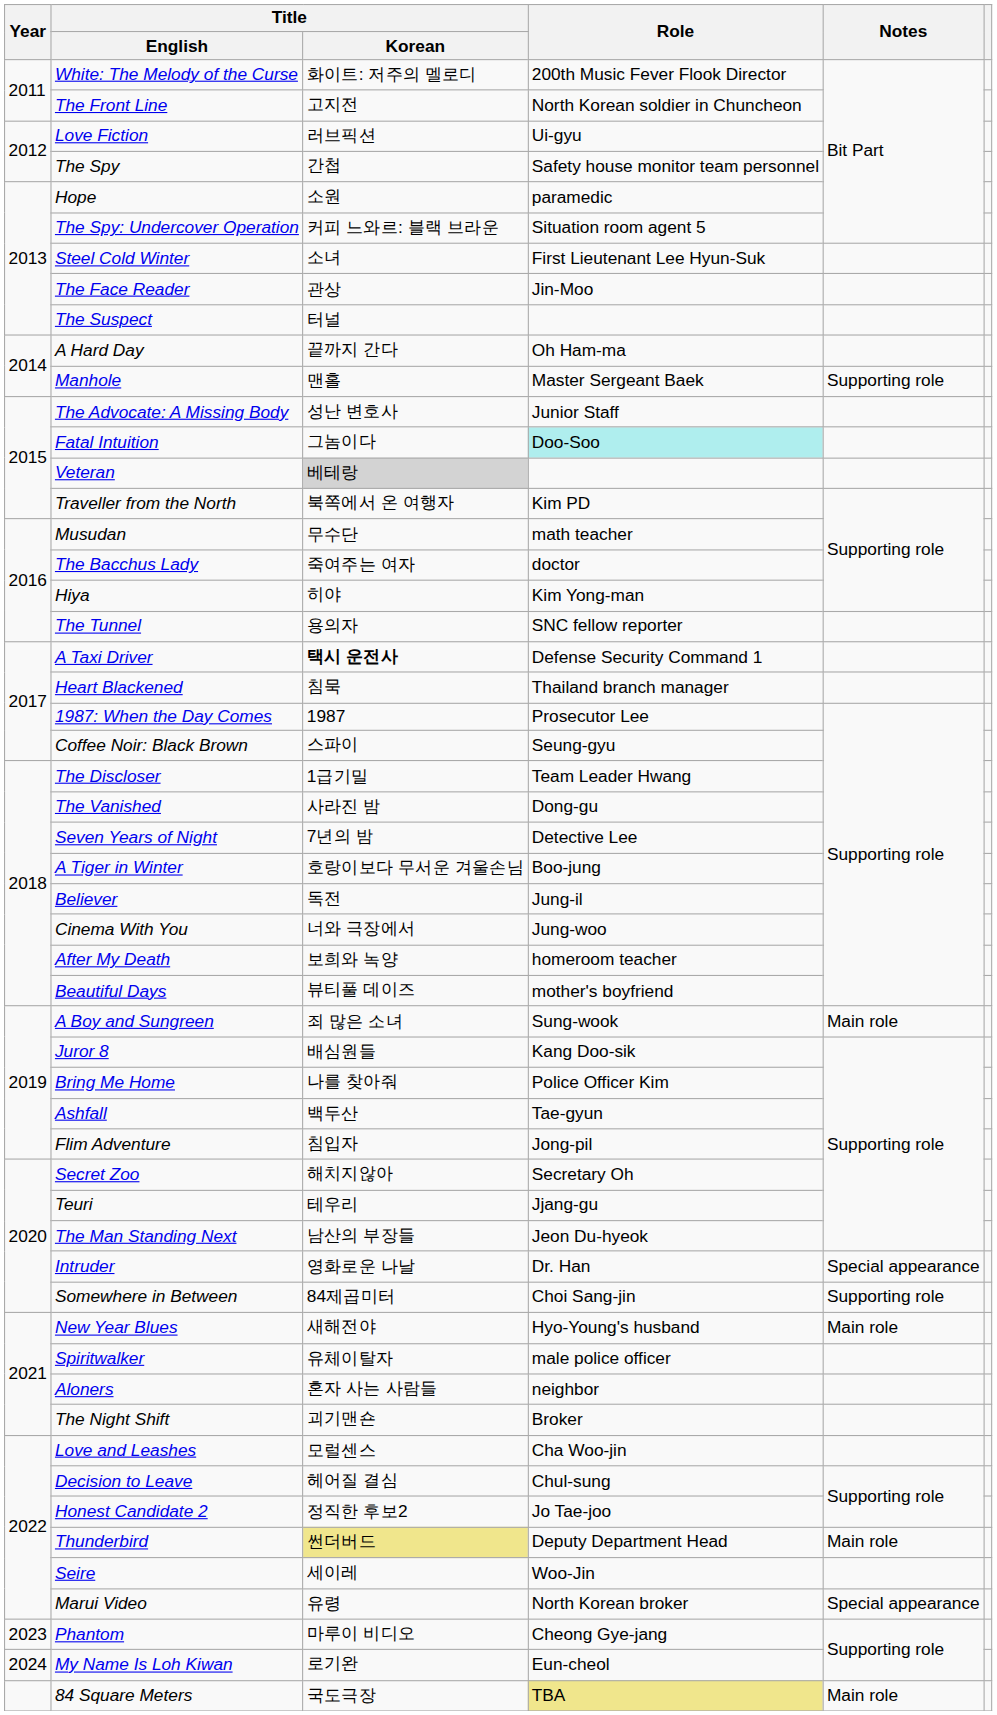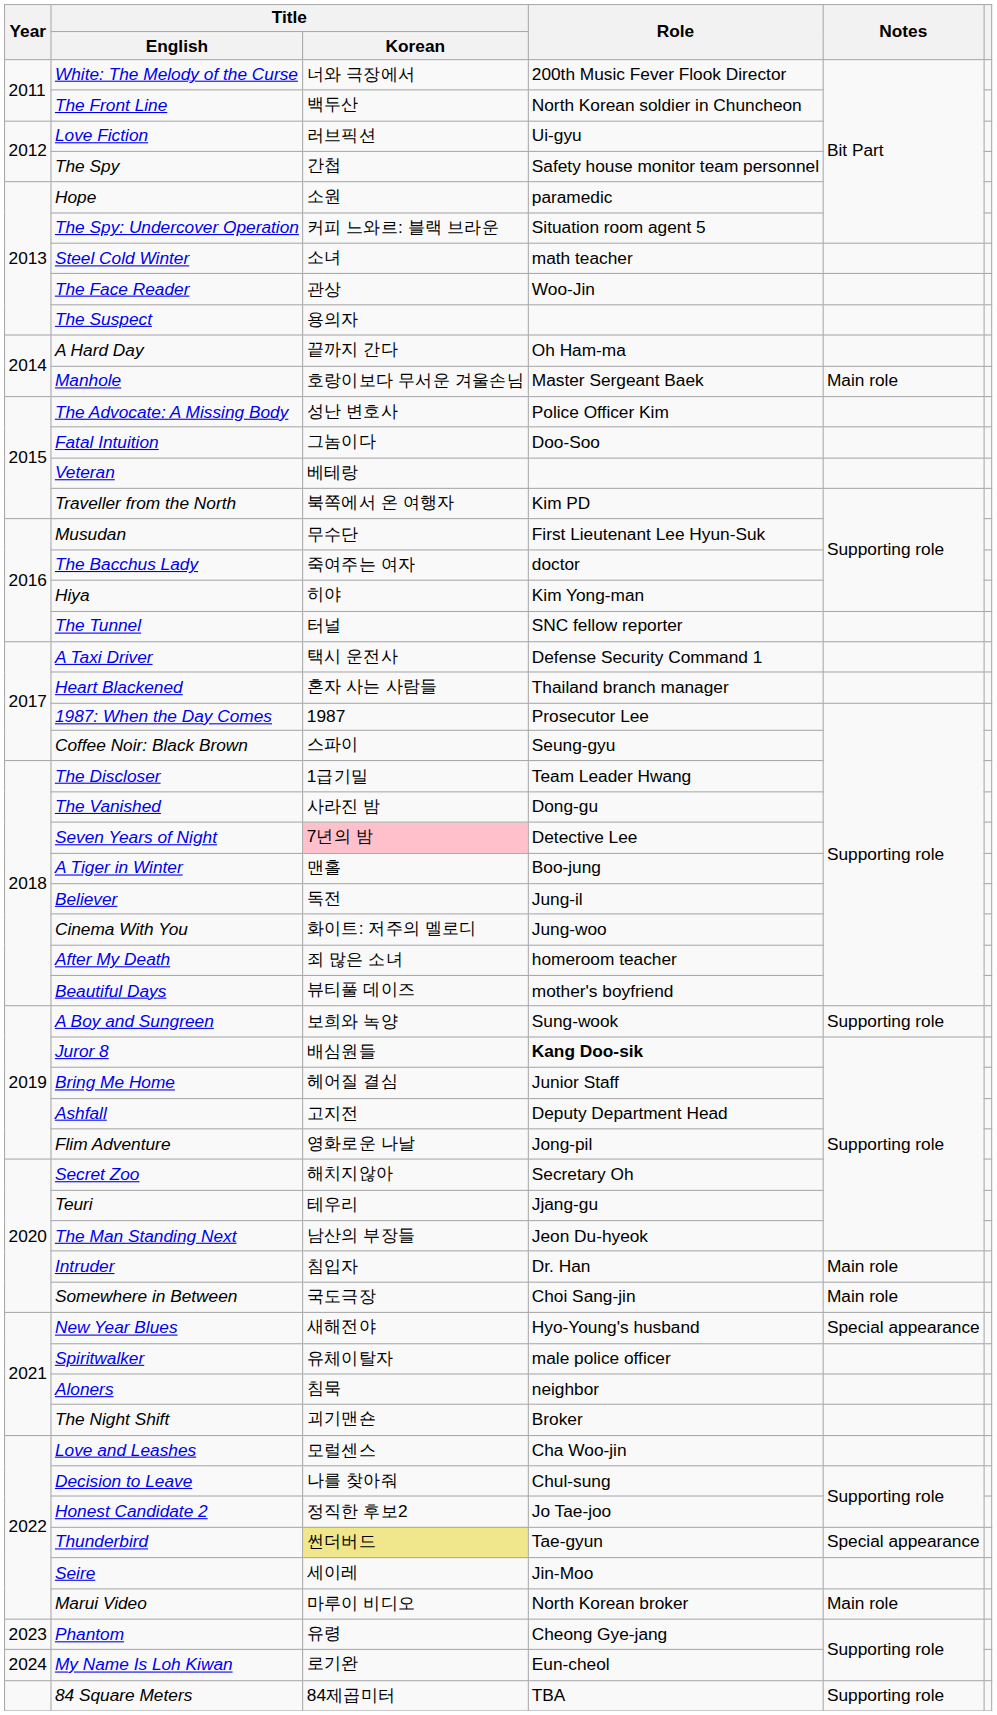(392, 74) 화이트: 저주의 멜로디 -> (361, 74) 너와 극장에서
(333, 104) 고지전 -> (333, 104) 백두산
(648, 258) First Lieutenant Lee Hyun-Suk -> (582, 258) math teacher
(563, 289) Jin-Moo -> (563, 289) Woo-Jin
(324, 319) 터널 -> (333, 319) 용의자
(324, 380) 맨홀 -> (415, 380) 호랑이보다 무서운 겨울손님
(886, 381) Supporting role -> (862, 381) Main role
(575, 411) Junior Staff -> (600, 411) Police Officer Kim
(566, 442) paleturquoise background -> (566, 442) no background
(333, 472) lightgrey background -> (333, 472) no background
(582, 534) math teacher -> (648, 534) First Lieutenant Lee Hyun-Suk
(333, 625) 용의자 -> (324, 625) 터널
(352, 656) bold -> (352, 656) normal
(324, 686) 침묵 -> (372, 686) 혼자 사는 사람들
(340, 836) no background -> (340, 836) pink background
(415, 867) 호랑이보다 무서운 겨울손님 -> (324, 867) 맨홀
(361, 928) 너와 극장에서 -> (392, 928) 화이트: 저주의 멜로디
(352, 959) 보희와 녹양 -> (355, 959) 죄 많은 소녀
(355, 1020) 죄 많은 소녀 -> (352, 1020) 보희와 녹양
(862, 1021) Main role -> (886, 1021) Supporting role
(584, 1052) normal -> (587, 1052) bold
(352, 1082) 나를 찾아줘 -> (352, 1082) 헤어질 결심
(600, 1082) Police Officer Kim -> (575, 1082) Junior Staff
(333, 1112) 백두산 -> (333, 1112) 고지전
(567, 1113) Tae-gyun -> (630, 1113) Deputy Department Head
(333, 1143) 침입자 -> (361, 1143) 영화로운 나날
(361, 1266) 영화로운 나날 -> (333, 1266) 침입자
(903, 1266) Special appearance -> (862, 1266) Main role
(351, 1296) 84제곱미터 -> (341, 1296) 국도극장
(886, 1297) Supporting role -> (862, 1297) Main role
(862, 1327) Main role -> (903, 1327) Special appearance
(372, 1388) 혼자 사는 사람들 -> (324, 1388) 침묵
(352, 1480) 헤어질 결심 -> (352, 1480) 나를 찾아줘
(630, 1542) Deputy Department Head -> (567, 1542) Tae-gyun
(862, 1542) Main role -> (903, 1542) Special appearance
(563, 1572) Woo-Jin -> (563, 1572) Jin-Moo
(324, 1603) 유령 -> (361, 1603) 마루이 비디오
(903, 1603) Special appearance -> (862, 1603) Main role
(361, 1633) 마루이 비디오 -> (324, 1633) 유령
(341, 1695) 국도극장 -> (351, 1695) 84제곱미터
(549, 1695) khaki background -> (549, 1695) no background
(862, 1695) Main role -> (886, 1695) Supporting role
